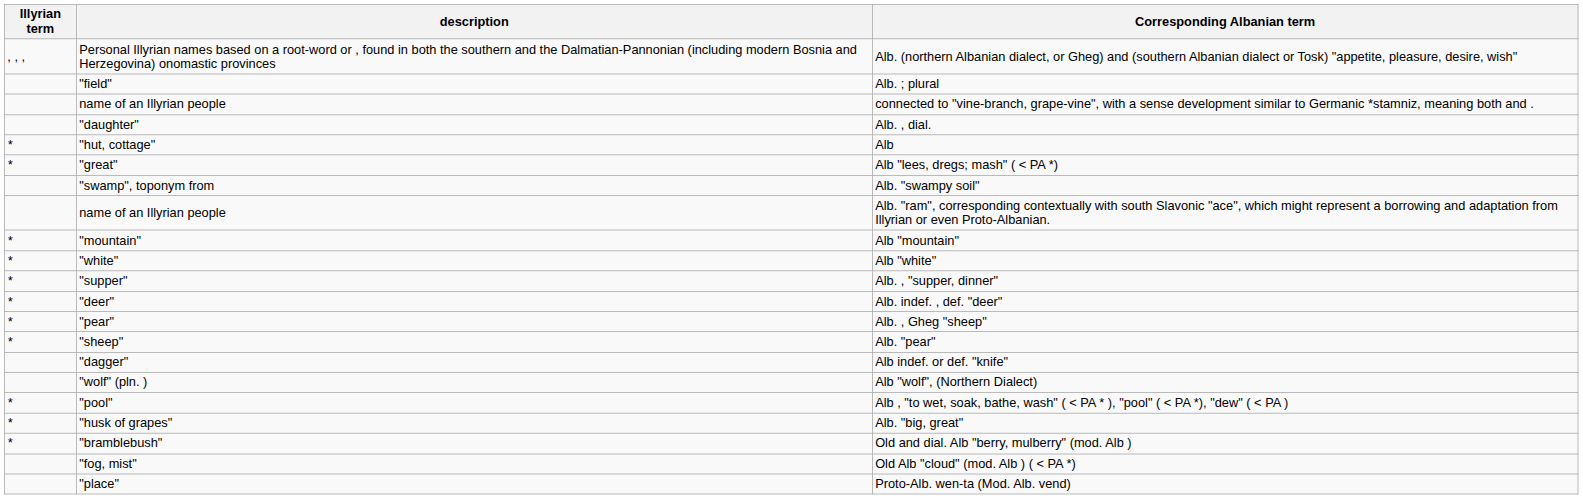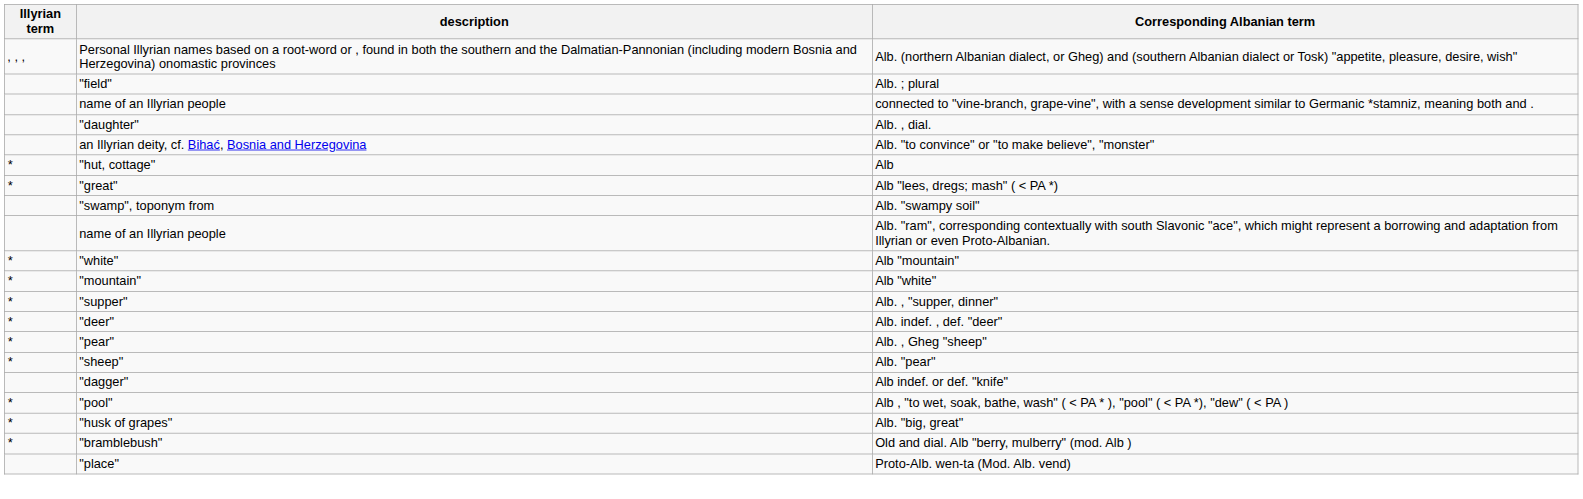+ row: (1015, 144)
(110, 240) "mountain" -> (99, 260) "white"
(99, 260) "white" -> (110, 281) "mountain"
- row: (956, 382)
- row: (975, 463)
